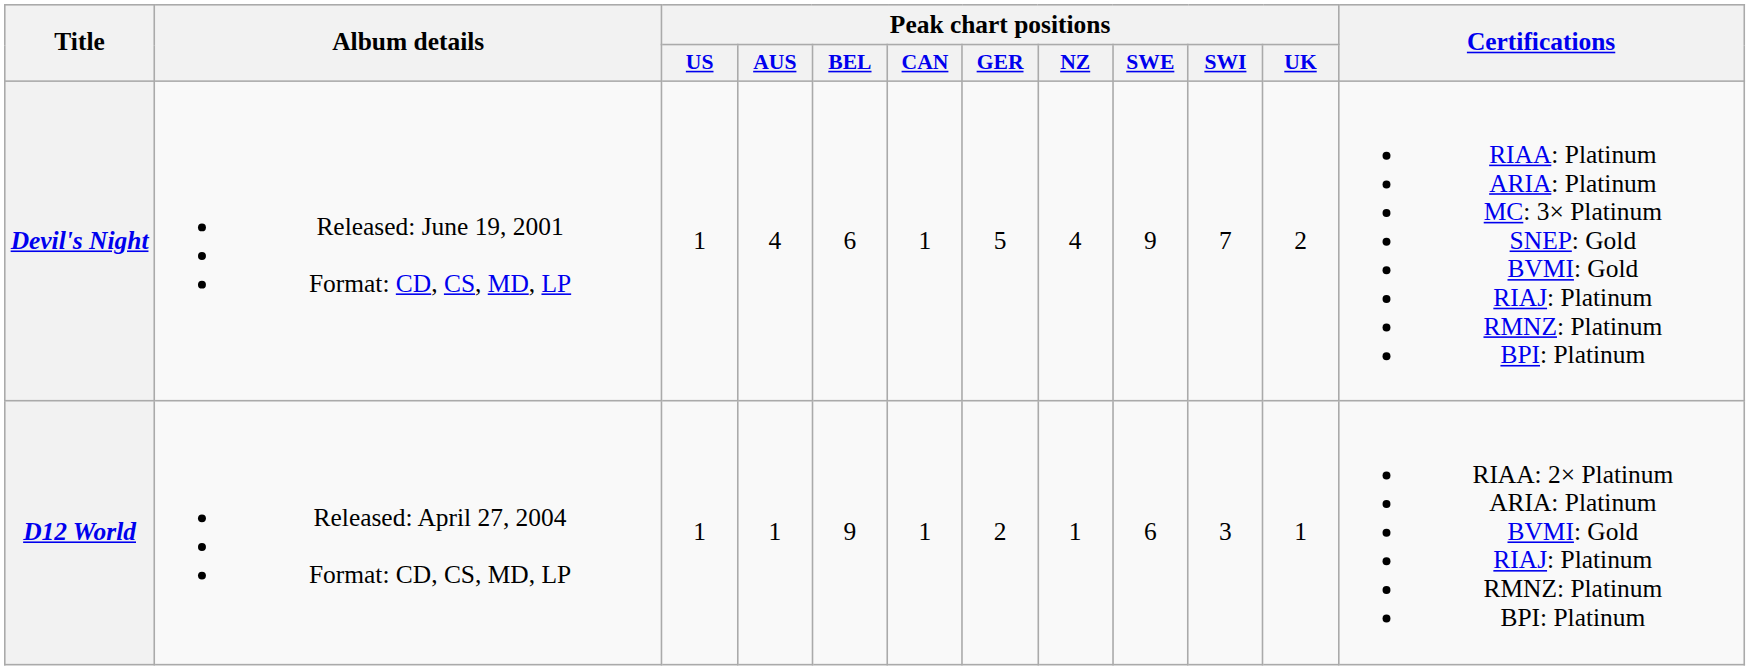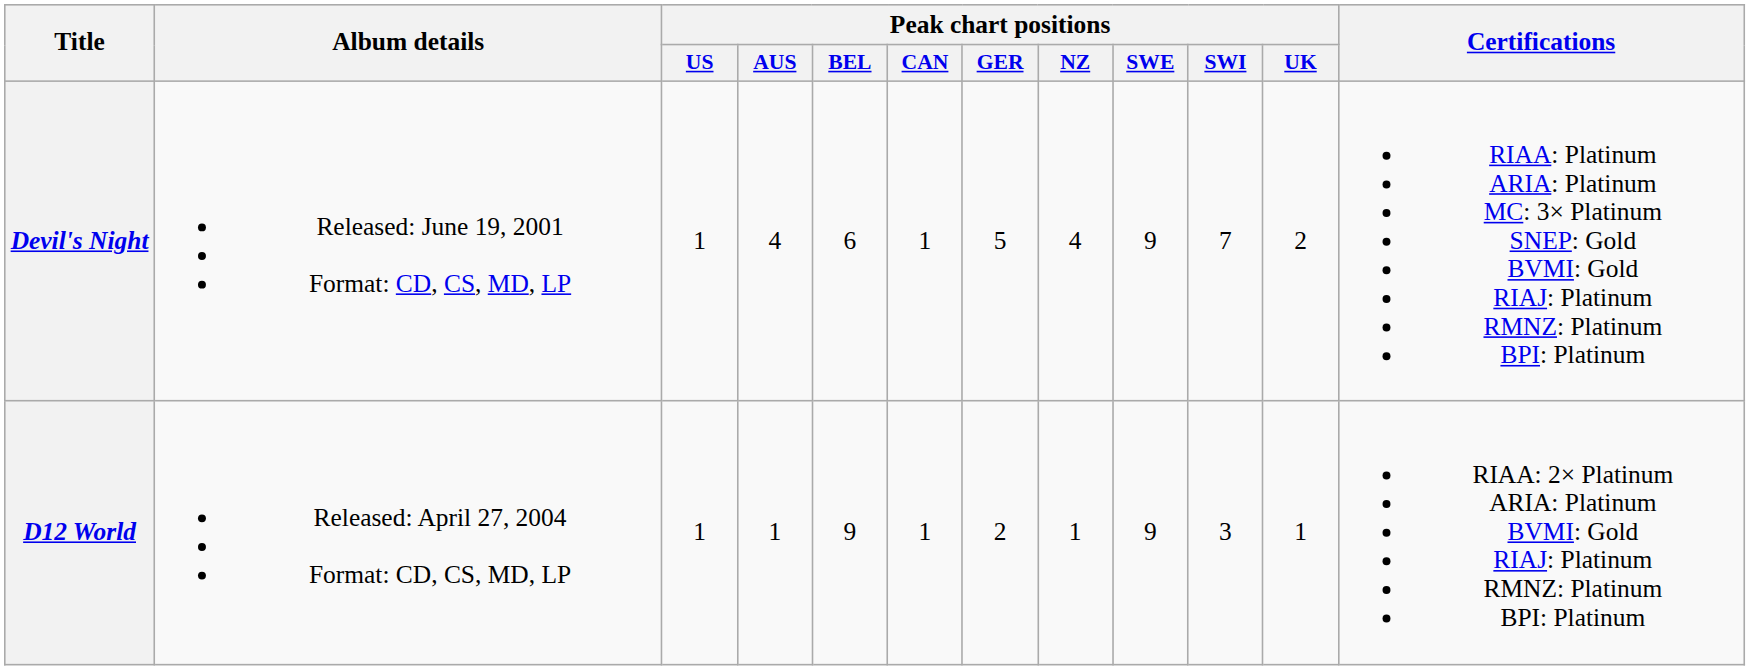(1150, 532) 6 -> (1150, 532) 9
